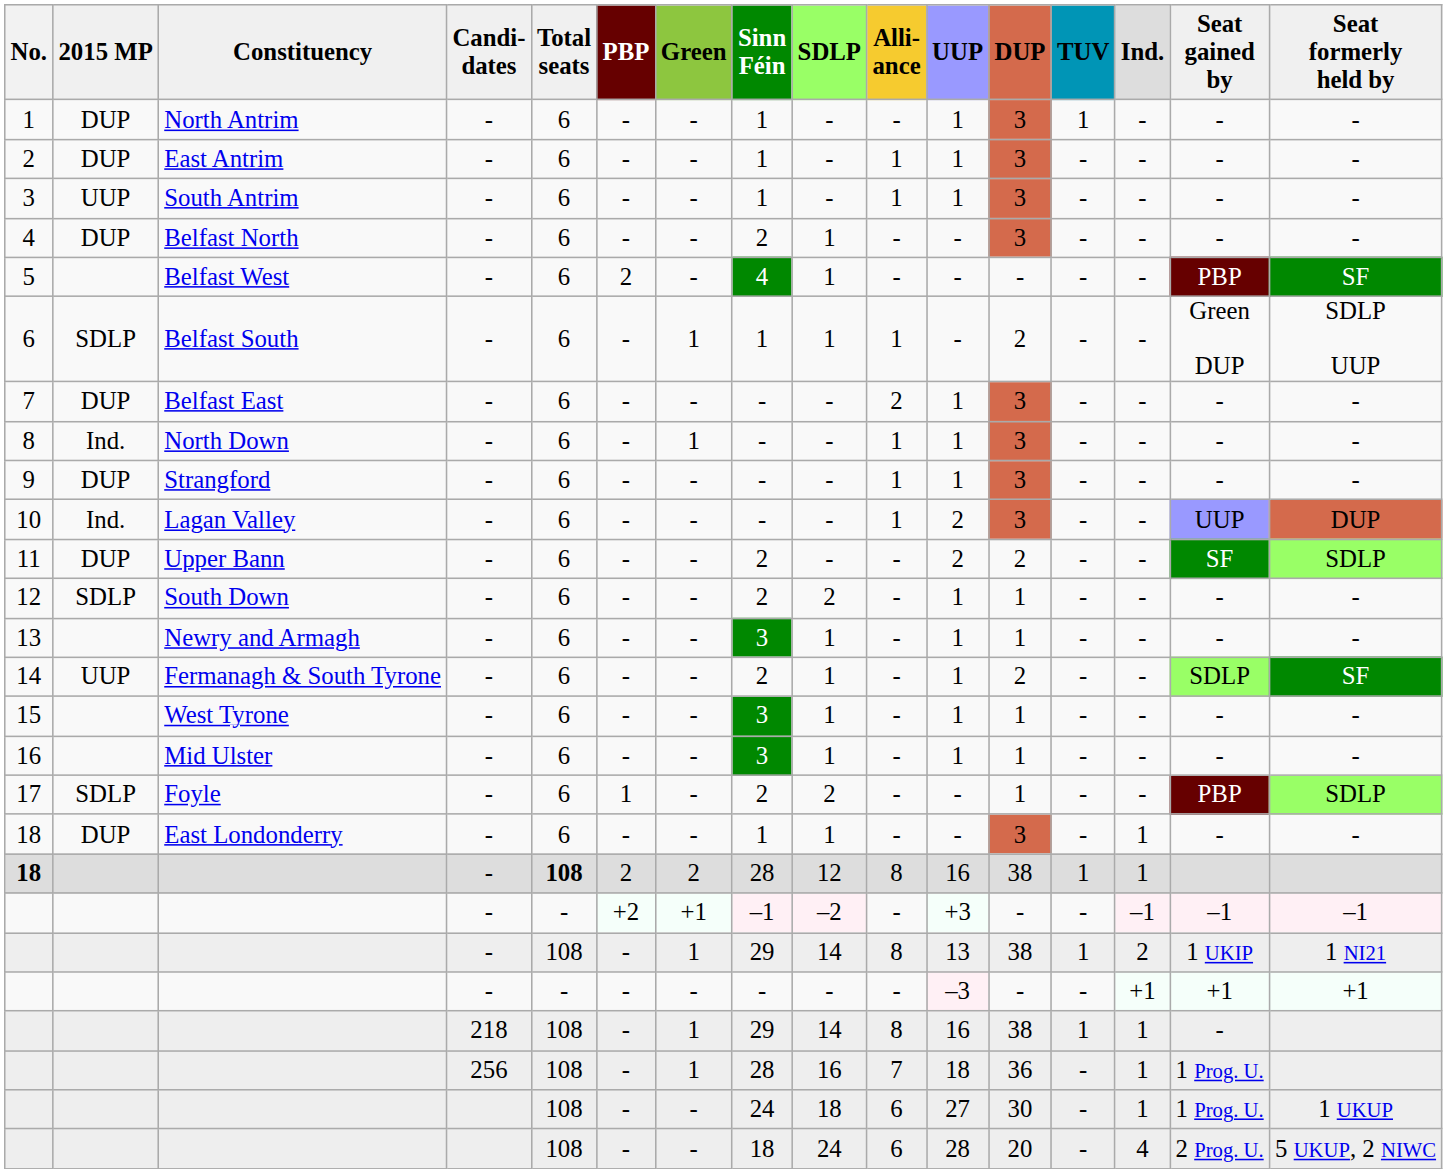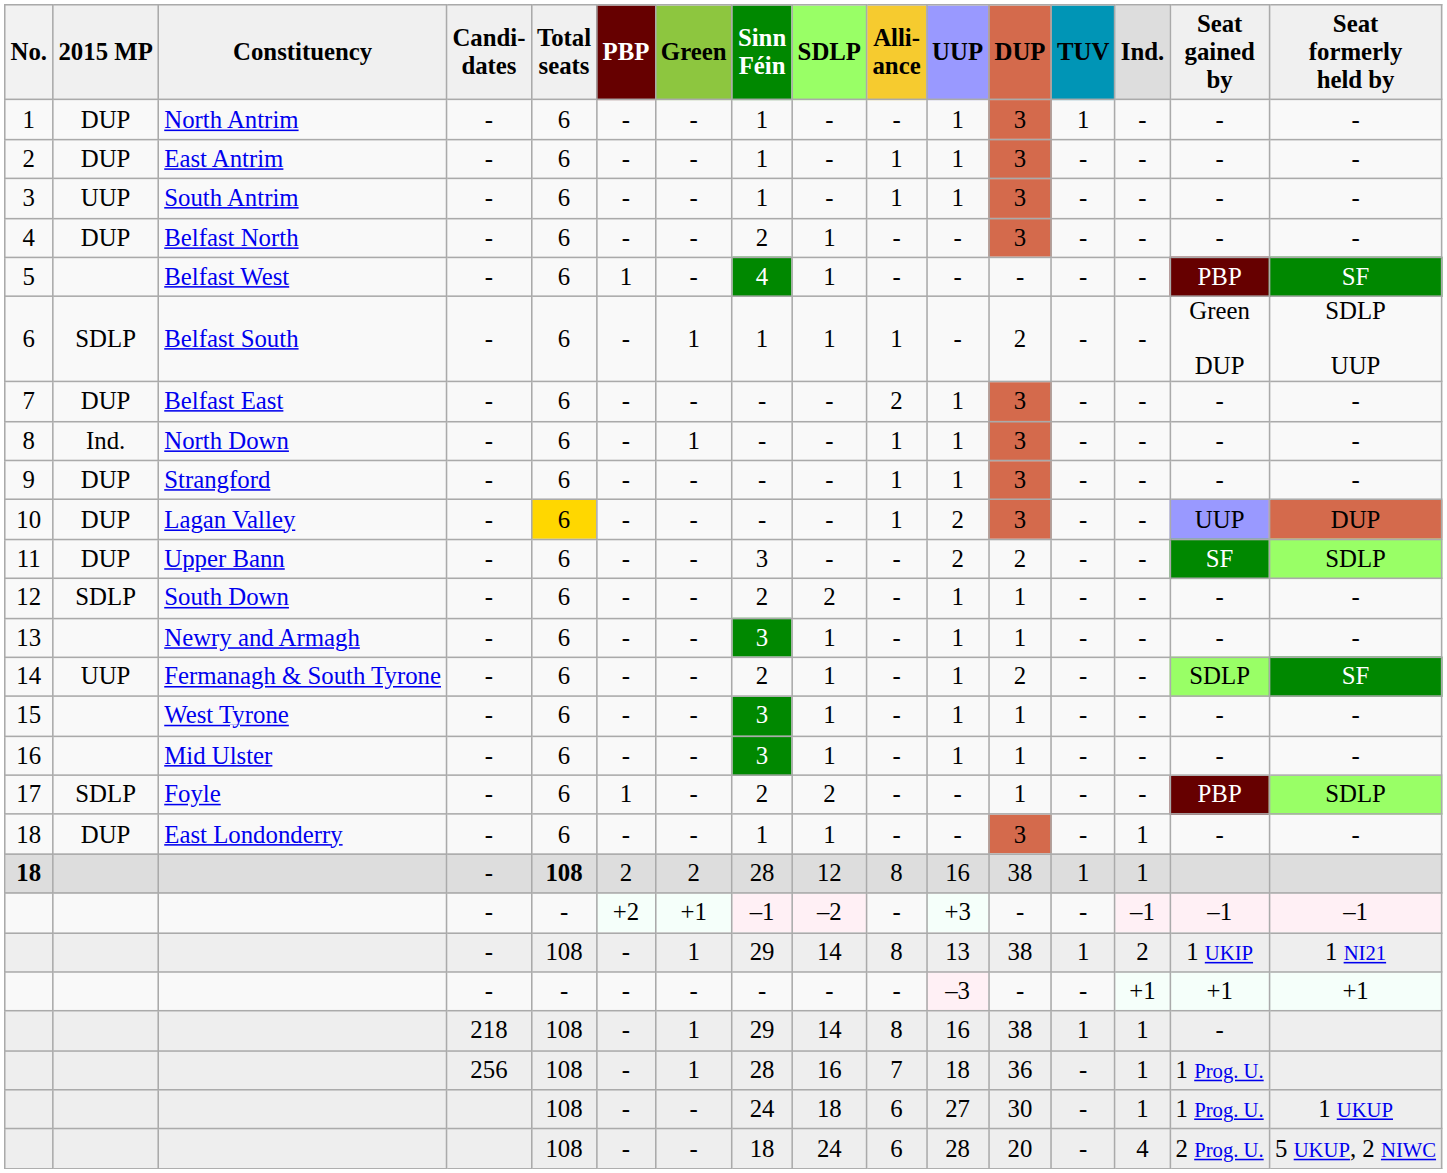(626, 276) 2 -> (626, 276) 1
(106, 519) Ind. -> (106, 519) DUP
(564, 519) no background -> (564, 519) gold background
(762, 558) 2 -> (762, 558) 3
